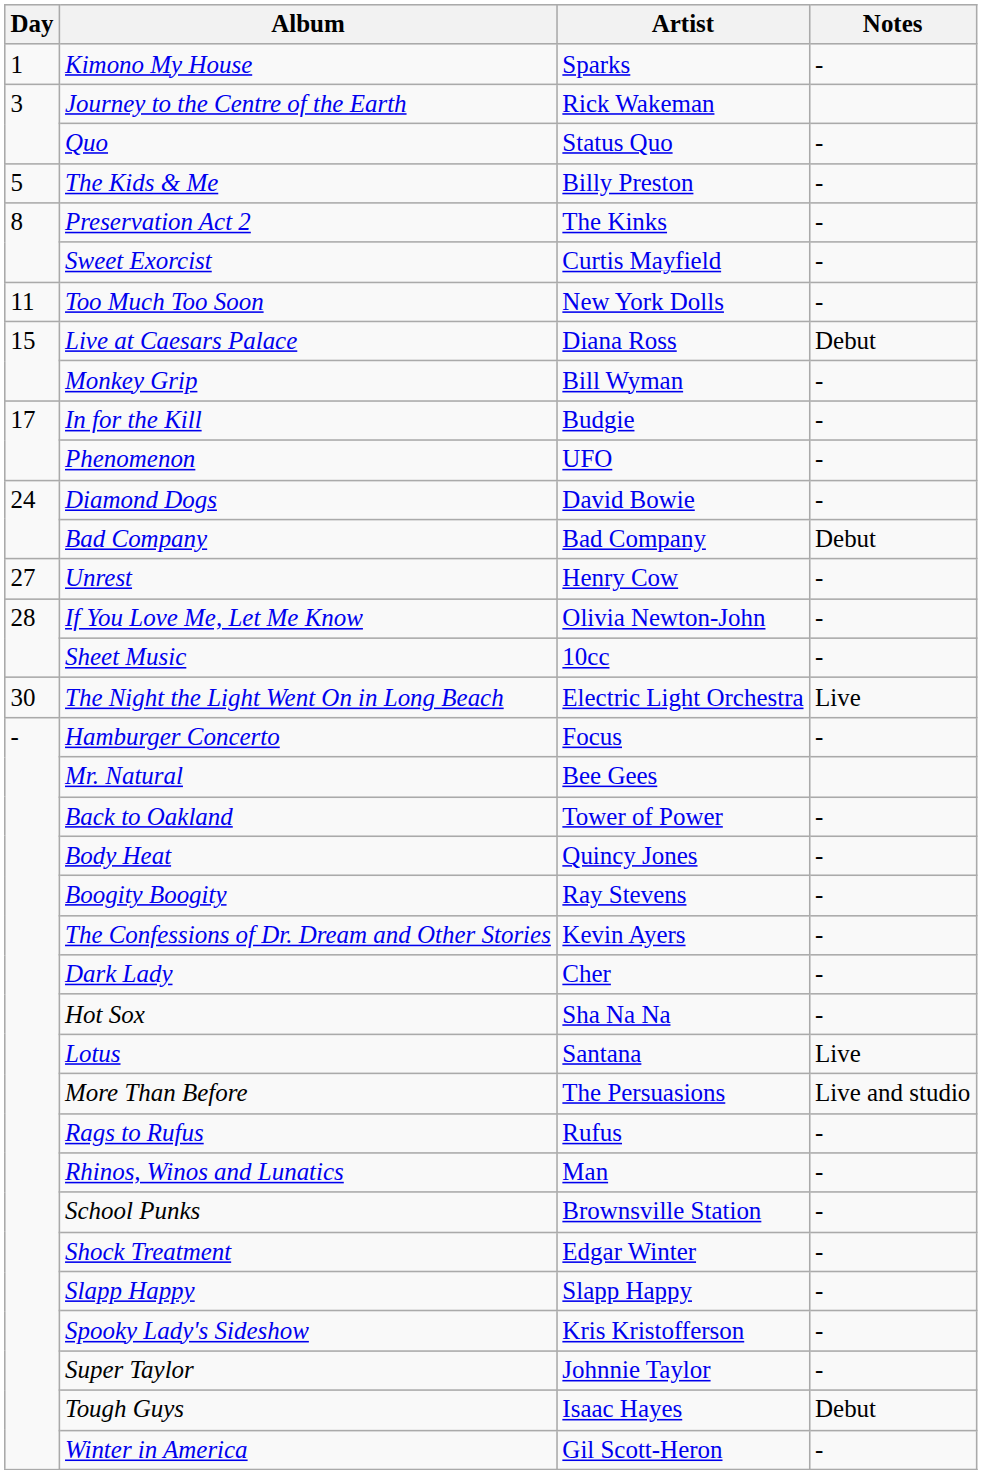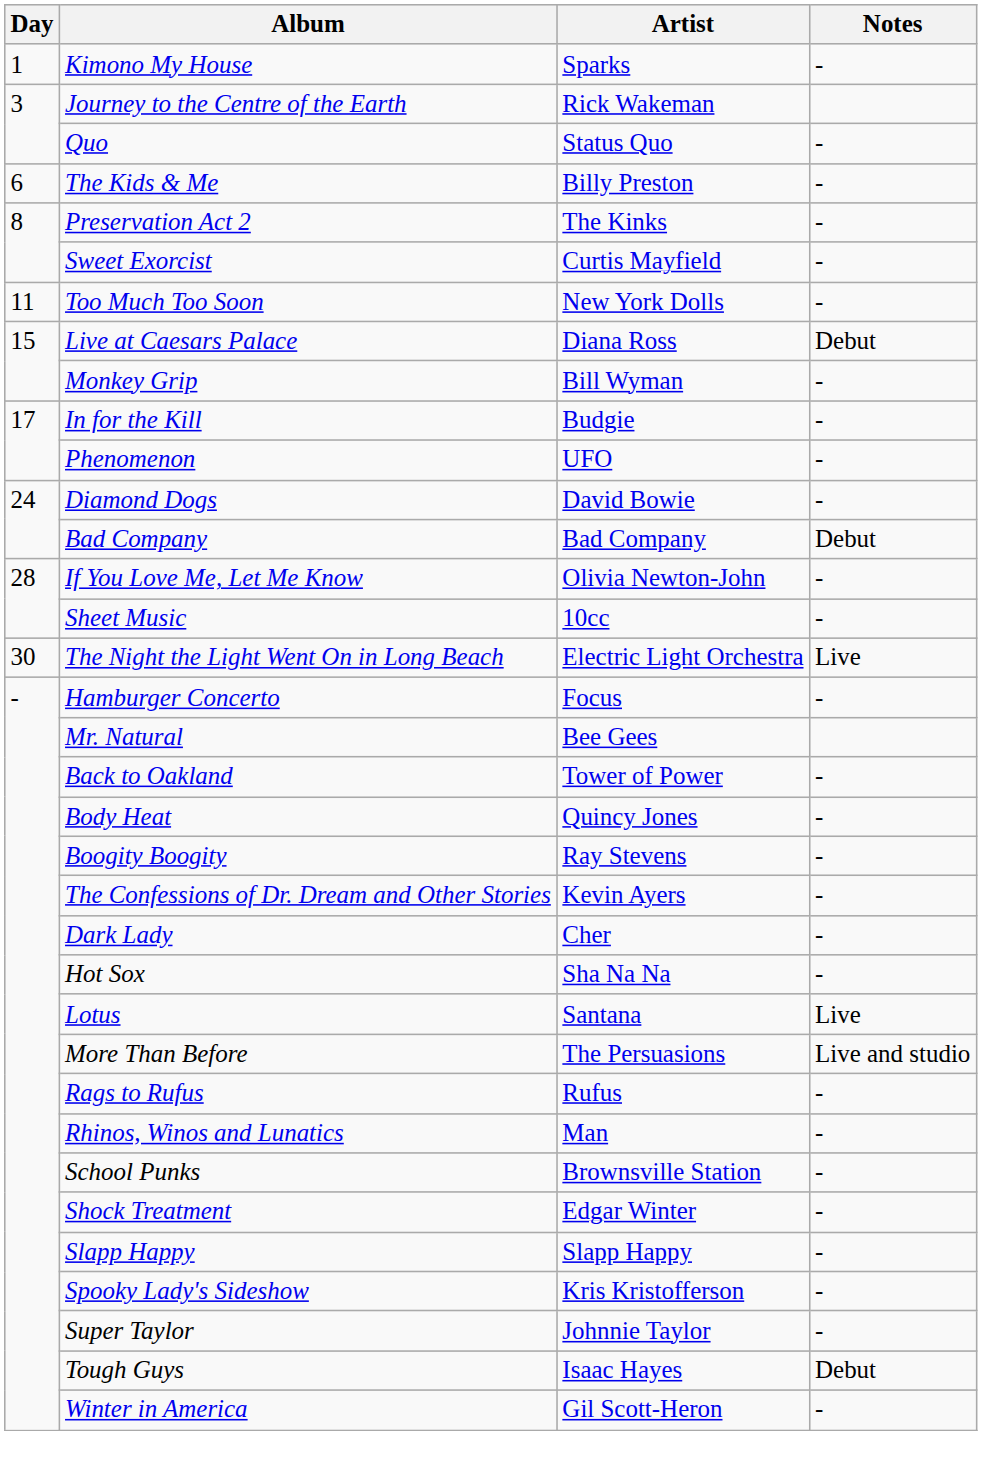(17, 182) 5 -> (17, 182) 6
- row: (99, 578)
